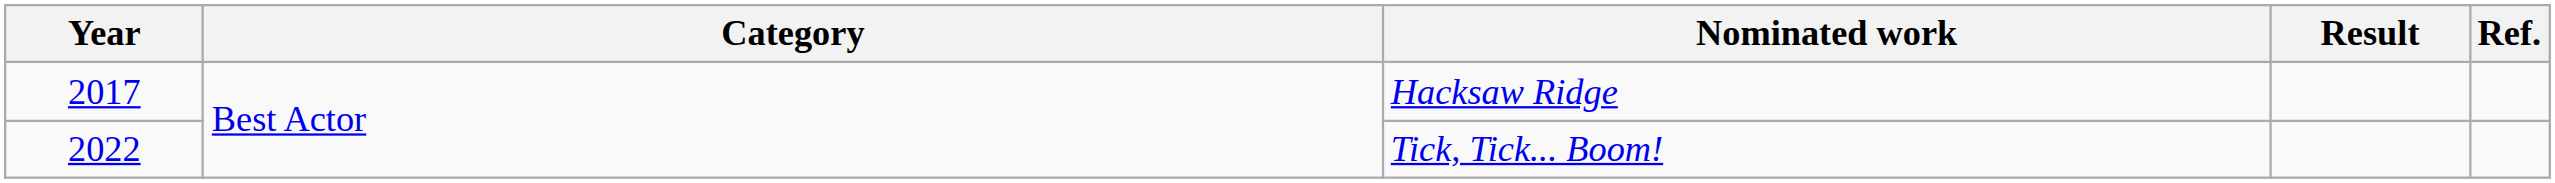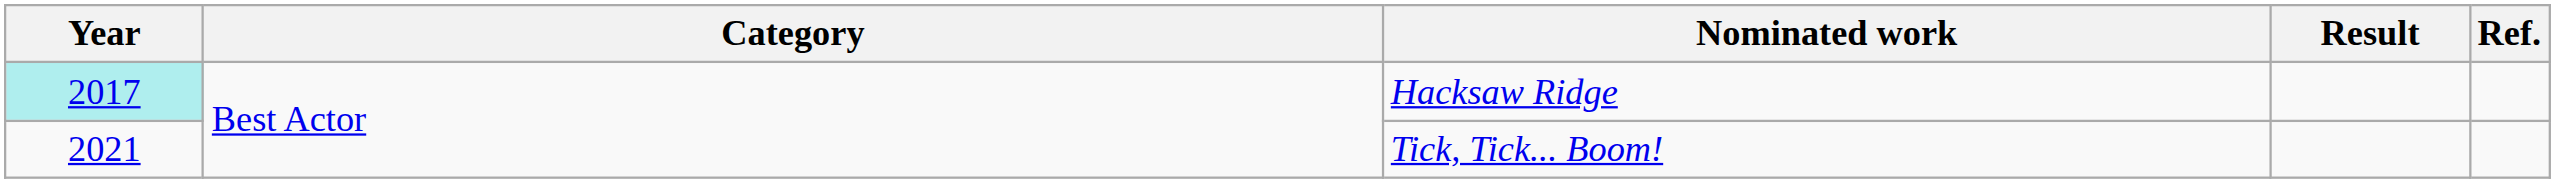(104, 90) no background -> (104, 90) paleturquoise background
(104, 148) 2022 -> (104, 148) 2021
